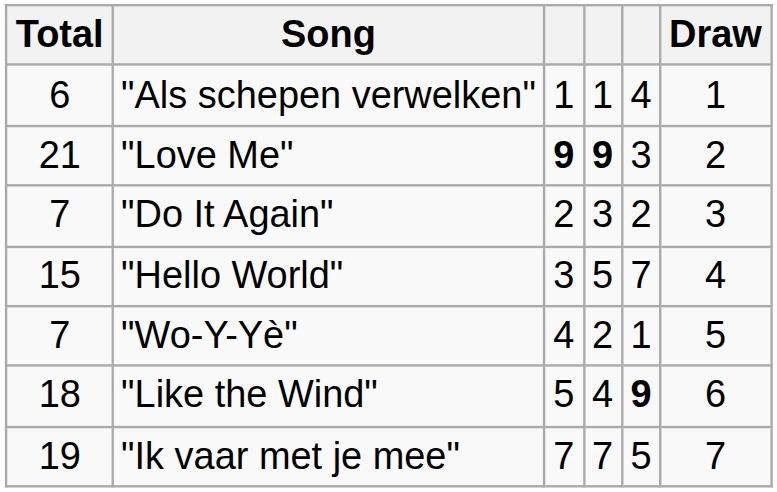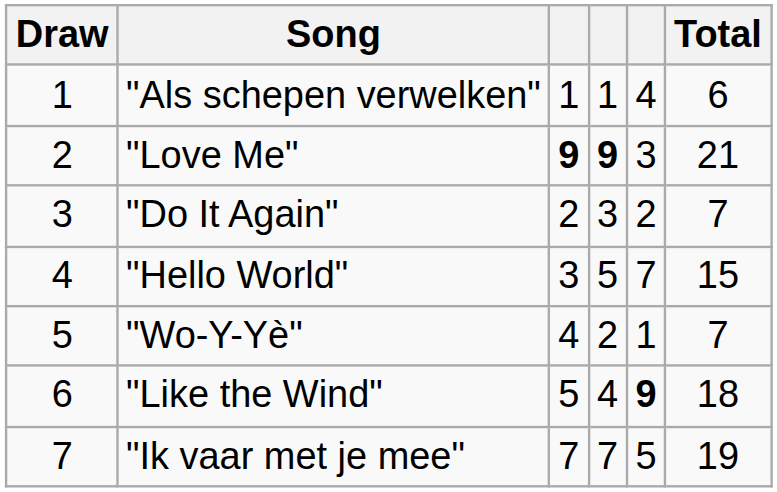columns swapped: (715, 34) <-> (60, 34)
